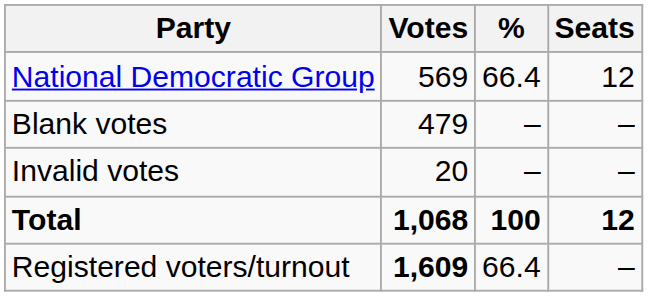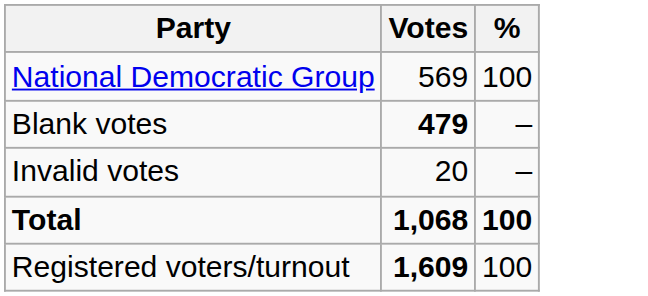- column: (595, 28)
(511, 76) 66.4 -> (507, 76) 100
(443, 123) normal -> (443, 123) bold
(511, 266) 66.4 -> (507, 266) 100
